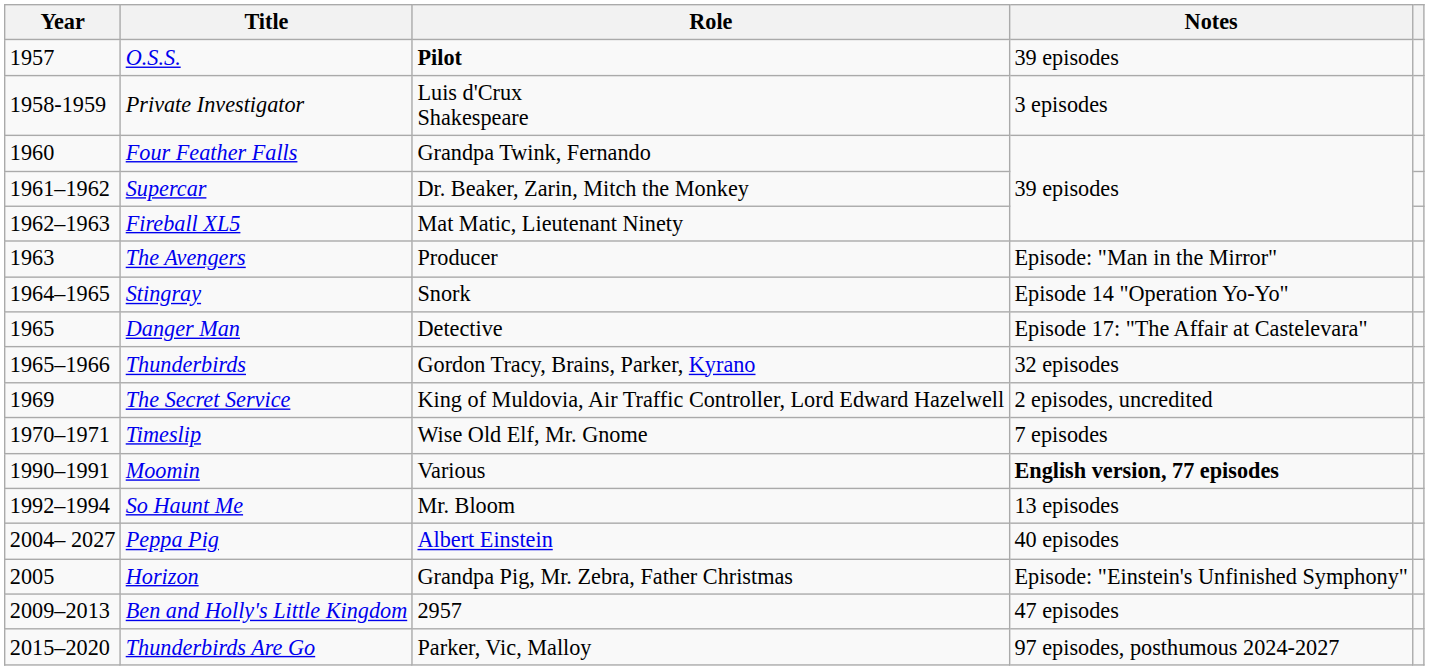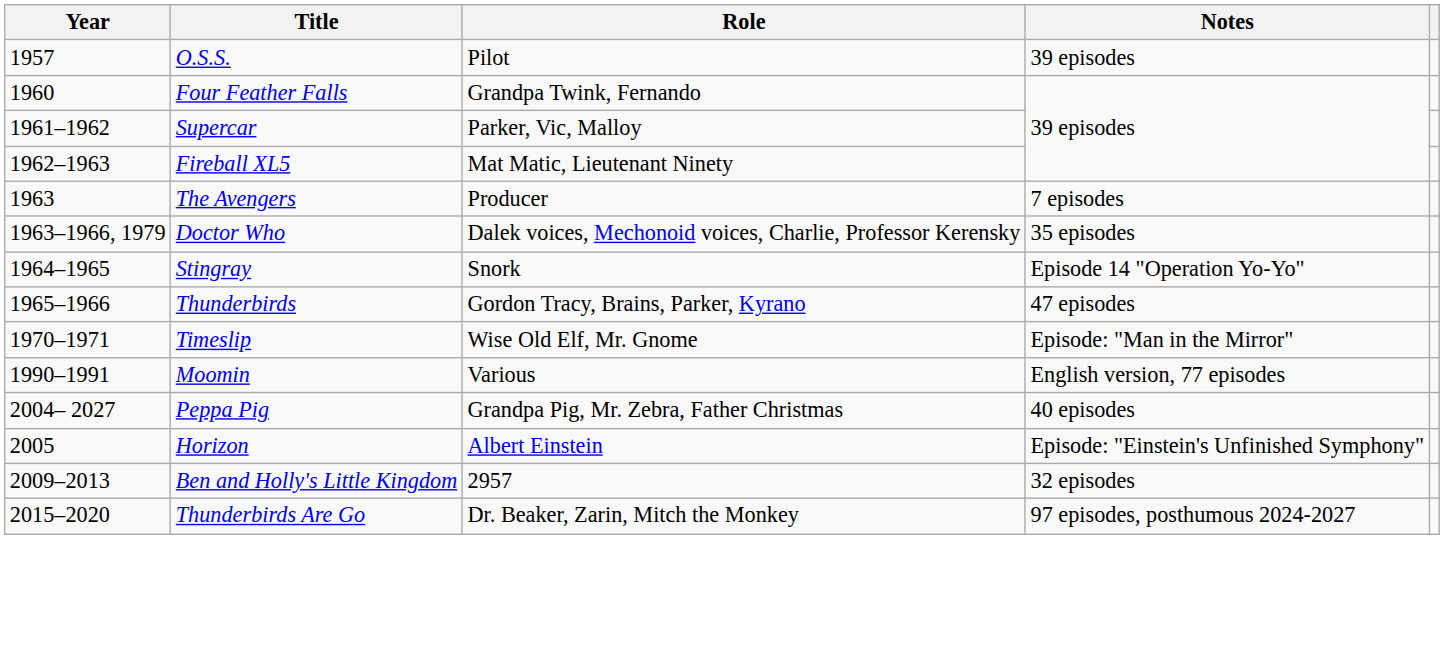(440, 57) bold -> (489, 57) normal
- row: (215, 105)
(583, 188) Dr. Beaker, Zarin, Mitch the Monkey -> (555, 127) Parker, Vic, Malloy
(1146, 258) Episode: "Man in the Mirror" -> (1077, 198) 7 episodes
+ row: (230, 233)
- row: (183, 329)
(1067, 364) 32 episodes -> (1083, 304) 47 episodes
- row: (208, 399)
(1061, 435) 7 episodes -> (1162, 339) Episode: "Man in the Mirror"
(1147, 470) bold -> (1158, 374) normal
- row: (184, 505)
(485, 540) Albert Einstein -> (655, 410) Grandpa Pig, Mr. Zebra, Father Christmas
(605, 576) Grandpa Pig, Mr. Zebra, Father Christmas -> (535, 445) Albert Einstein
(1067, 611) 47 episodes -> (1083, 480) 32 episodes
(504, 646) Parker, Vic, Malloy -> (633, 515) Dr. Beaker, Zarin, Mitch the Monkey
